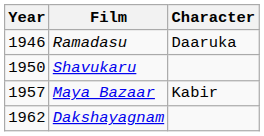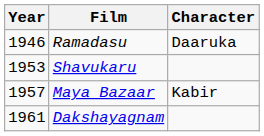(27, 68) 1950 -> (27, 68) 1953
(27, 118) 1962 -> (27, 118) 1961
